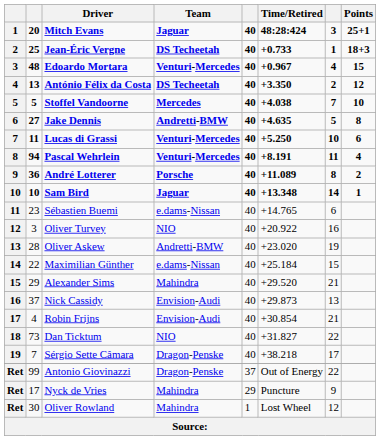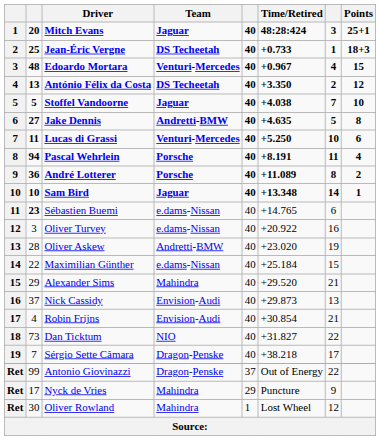(179, 102) Mercedes -> (173, 102) Jaguar
(198, 156) Venturi-Mercedes -> (175, 156) Porsche
(34, 210) normal -> (34, 210) bold
(166, 228) NIO -> (188, 228) e.dams-Nissan
